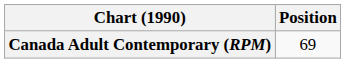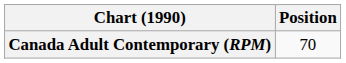(308, 44) 69 -> (308, 44) 70
